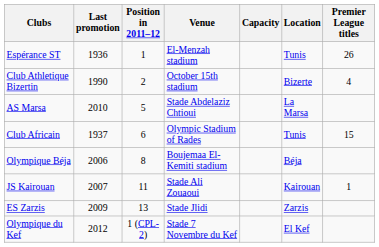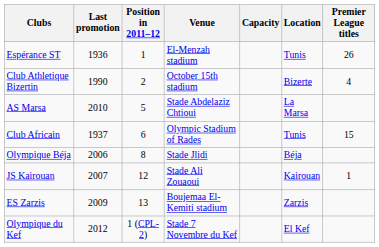(197, 161) Boujemaa El-Kemiti stadium -> (187, 155) Stade Jlidi
(143, 187) 11 -> (143, 176) 12
(187, 208) Stade Jlidi -> (197, 202) Boujemaa El-Kemiti stadium
